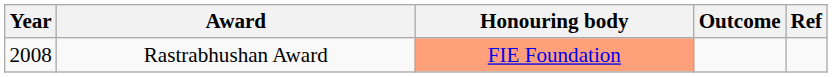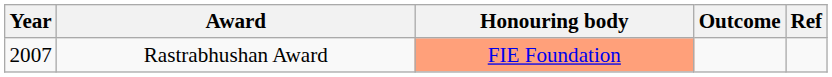(31, 54) 2008 -> (31, 54) 2007
